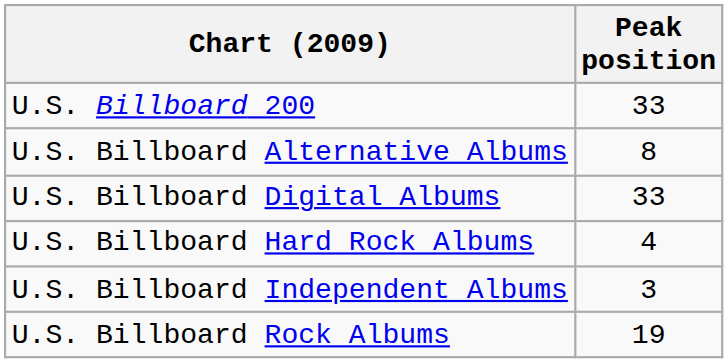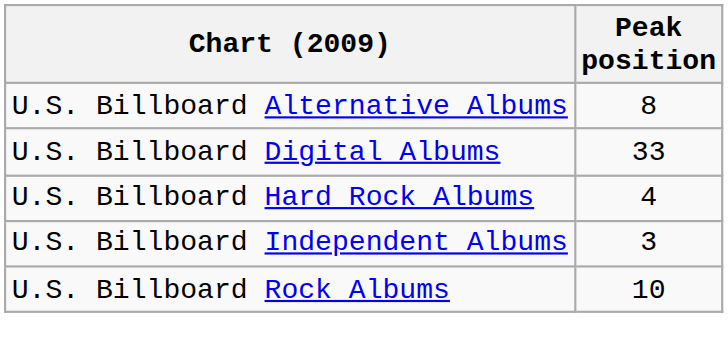- row: (163, 106)
(649, 335) 19 -> (649, 289) 10
